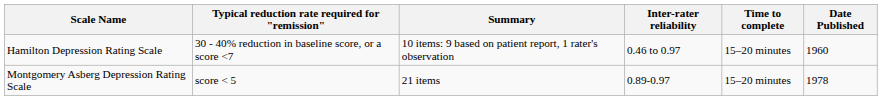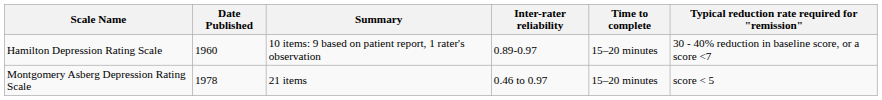columns swapped: (840, 19) <-> (296, 19)
(654, 50) 0.46 to 0.97 -> (515, 50) 0.89-0.97
(648, 80) 0.89-0.97 -> (521, 80) 0.46 to 0.97
